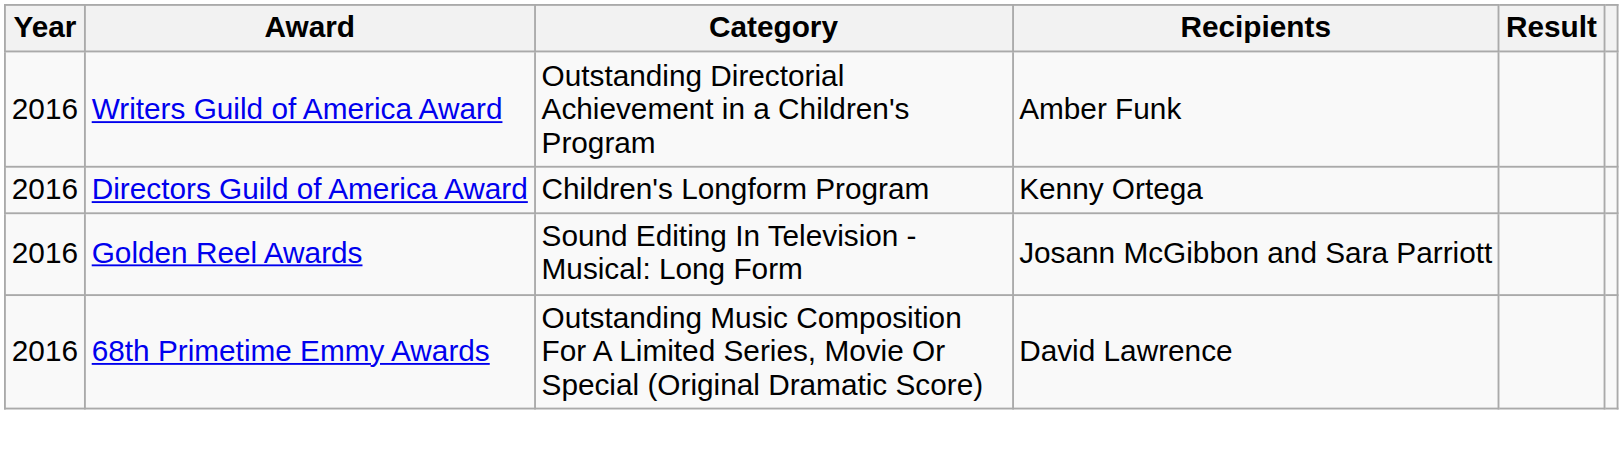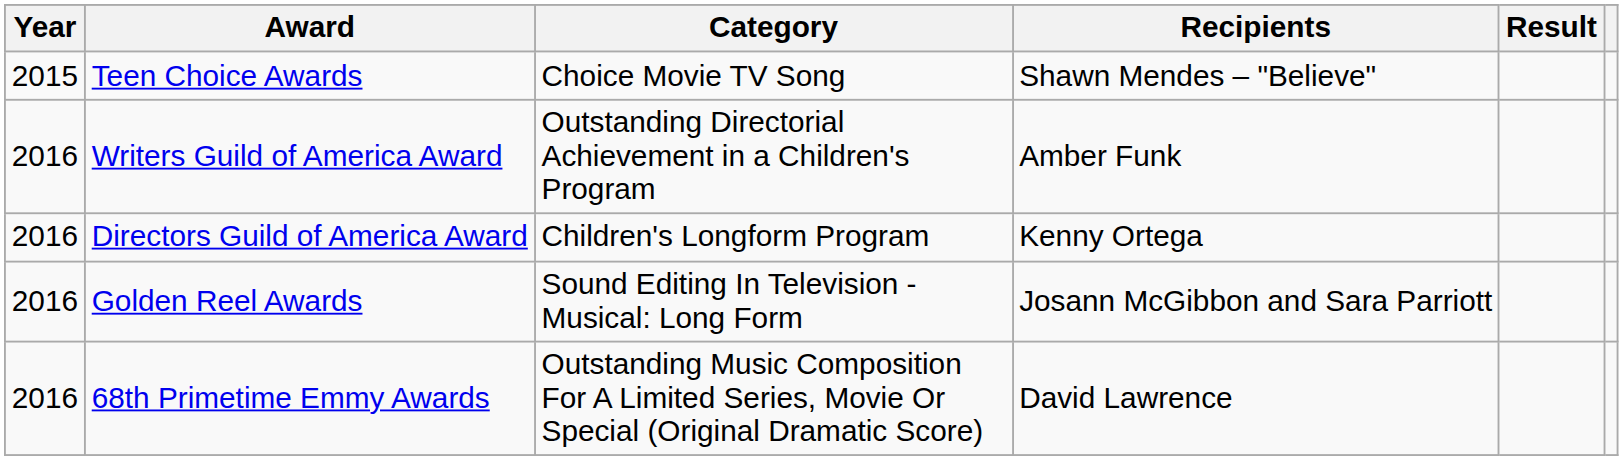+ row: (227, 75)
